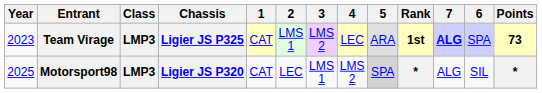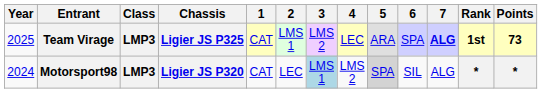columns swapped: (479, 14) <-> (416, 14)
(21, 39) 2023 -> (21, 39) 2025
(21, 72) 2025 -> (21, 72) 2024
(322, 72) no background -> (322, 72) lightblue background
